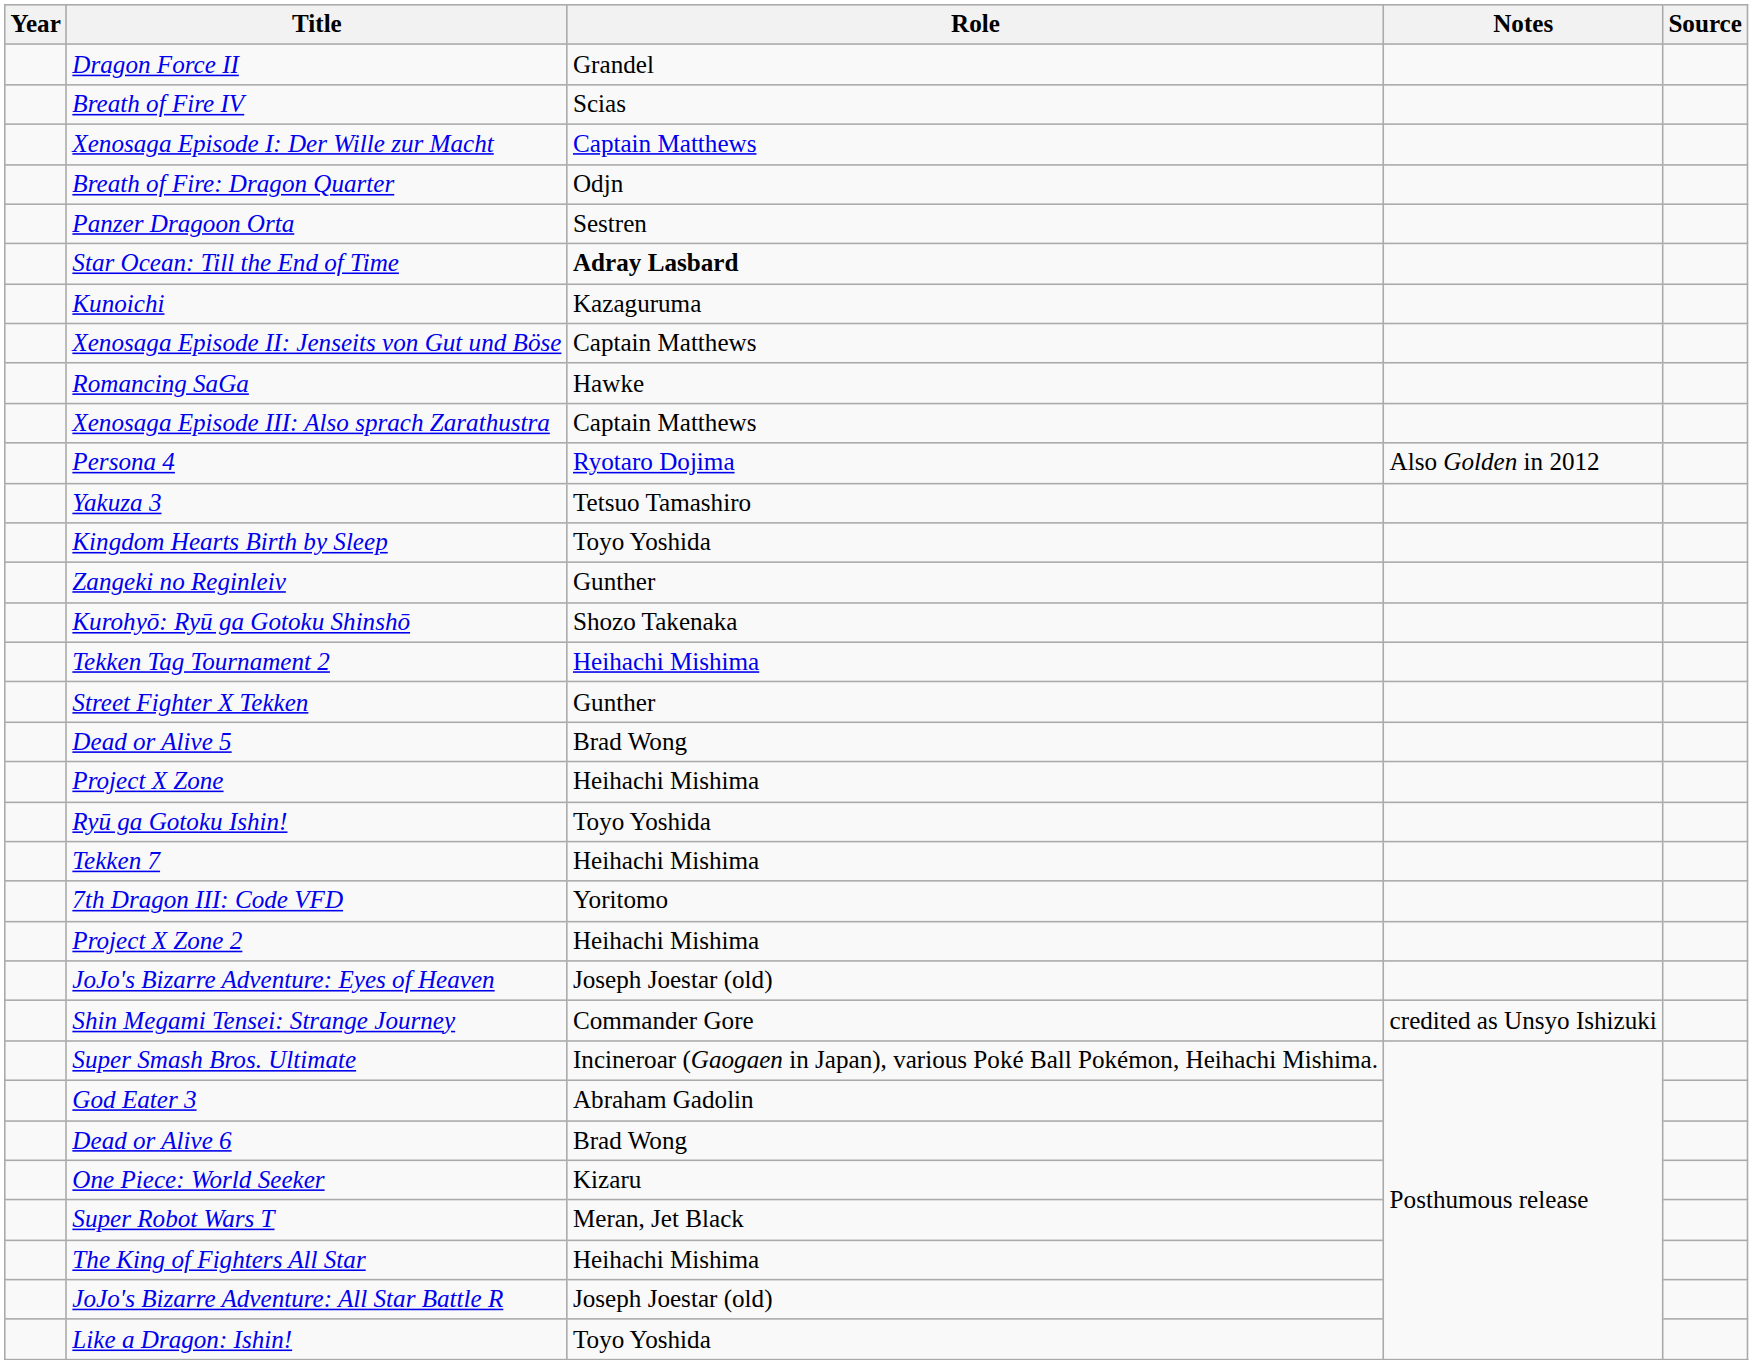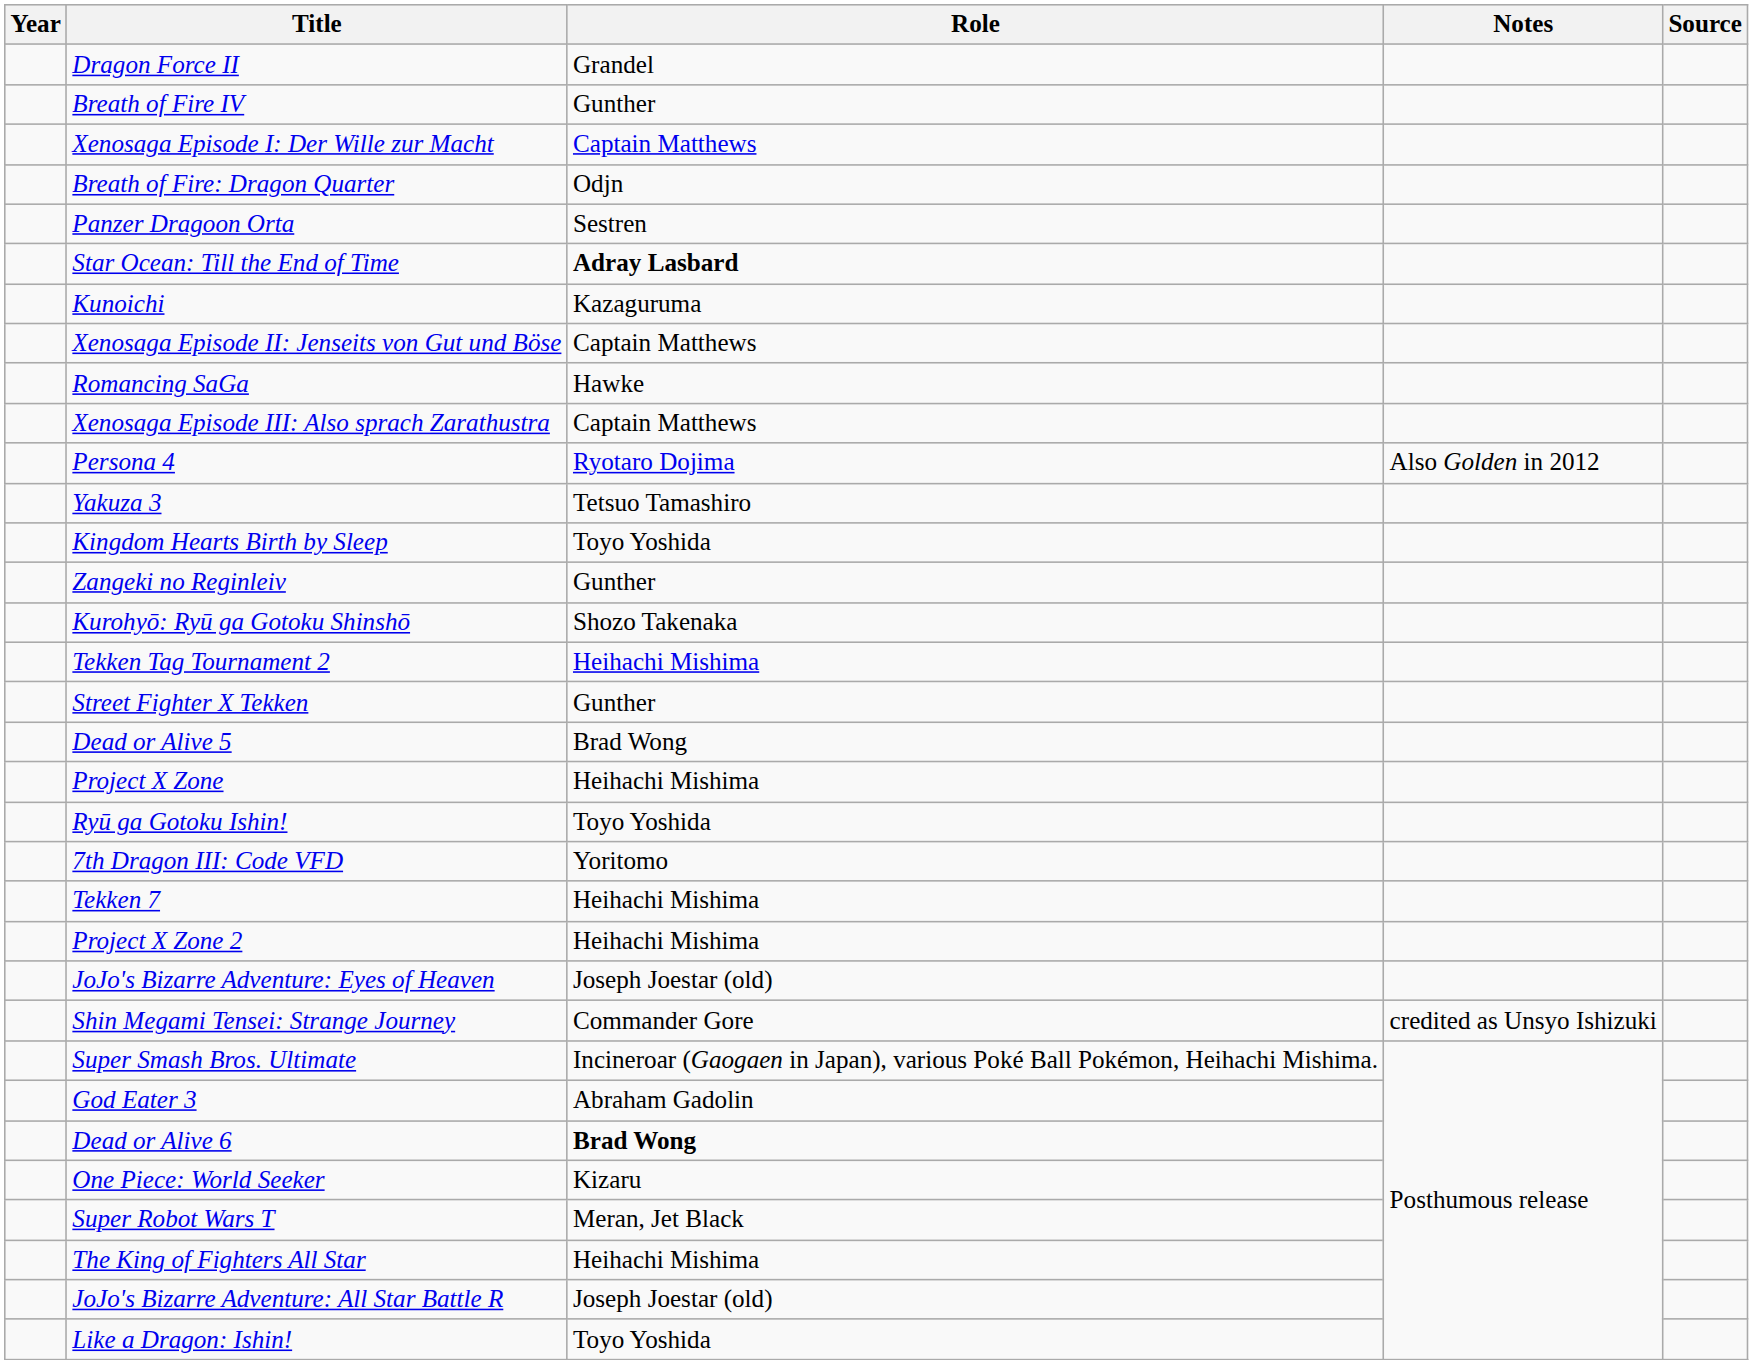(599, 104) Scias -> (614, 104) Gunther
rows swapped: (116, 861) <-> (208, 900)
(630, 1139) normal -> (635, 1139) bold
